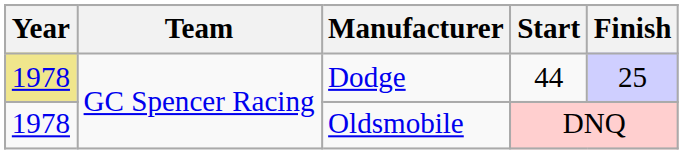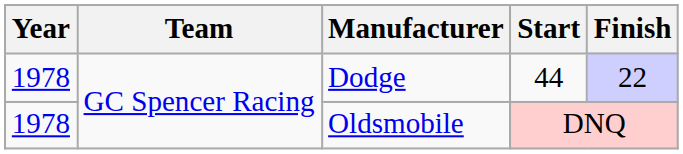(41, 76) khaki background -> (41, 76) no background
(633, 76) 25 -> (633, 76) 22
